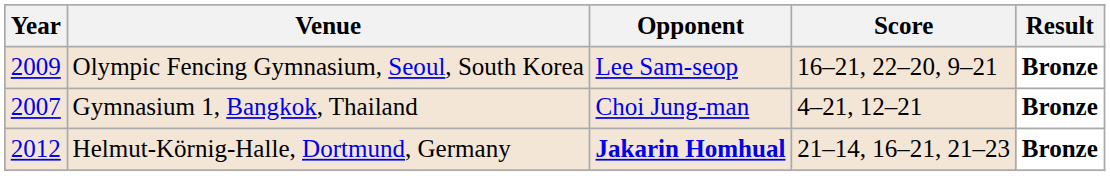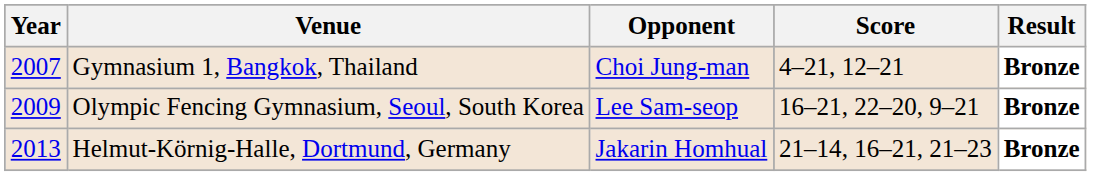rows swapped: (245, 108) <-> (328, 66)
(36, 149) 2012 -> (36, 149) 2013
(690, 149) bold -> (681, 149) normal
